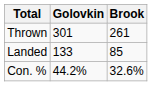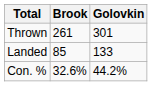columns swapped: (78, 14) <-> (127, 14)
